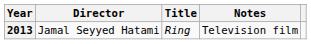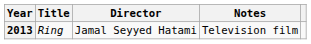columns swapped: (181, 13) <-> (99, 13)
